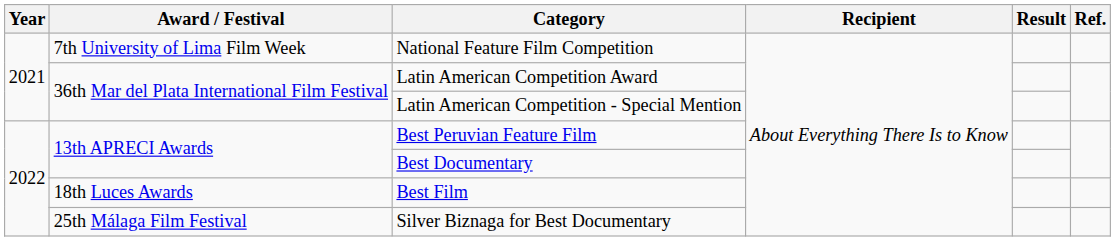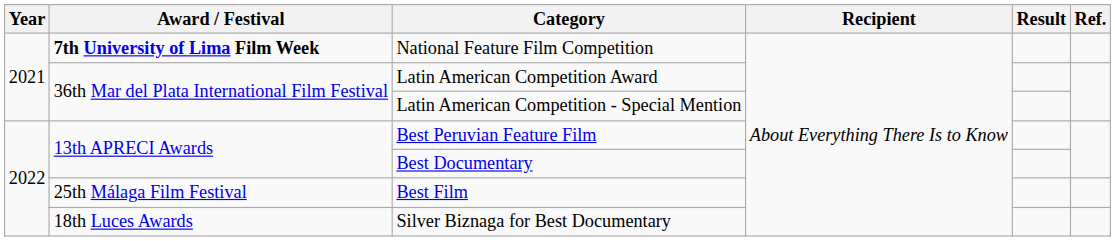(180, 47) normal -> (186, 47) bold
(123, 192) 18th Luces Awards -> (150, 192) 25th Málaga Film Festival
(150, 221) 25th Málaga Film Festival -> (123, 221) 18th Luces Awards
